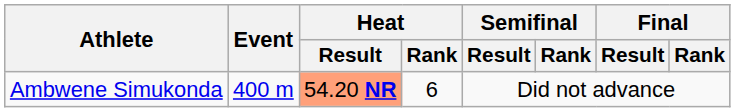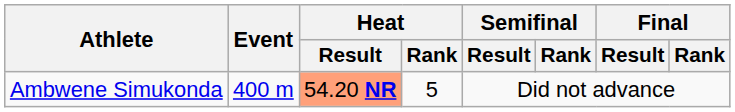(432, 90) 6 -> (432, 90) 5
